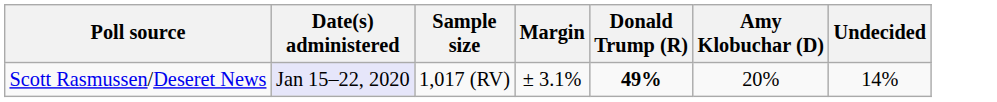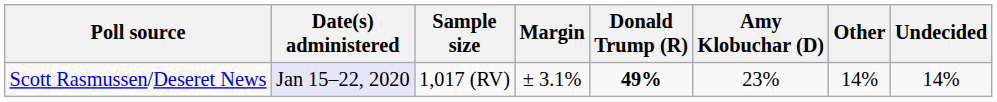+ column: (860, 33)
(761, 79) 20% -> (761, 79) 23%
